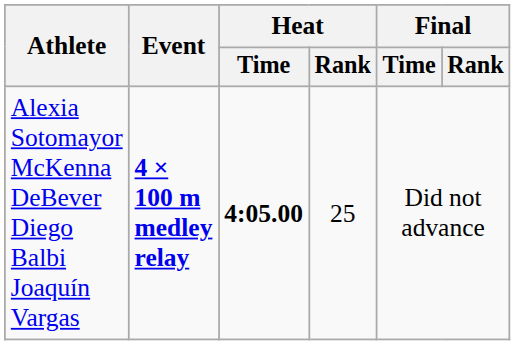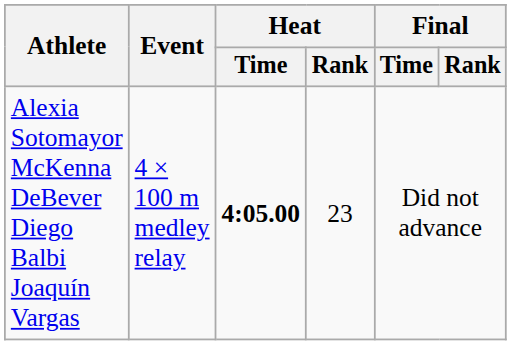(174, 213) bold -> (172, 213) normal
(343, 213) 25 -> (340, 213) 23
